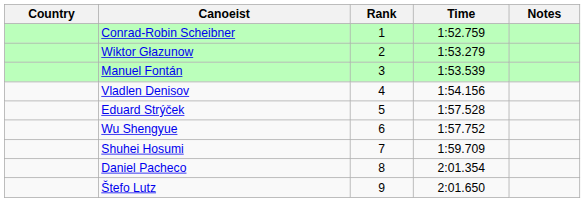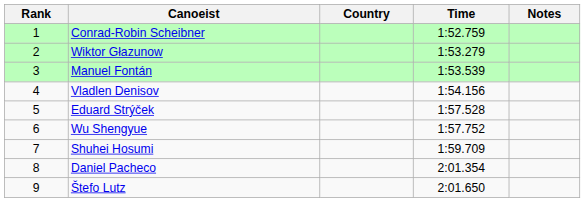columns swapped: (382, 14) <-> (51, 14)
